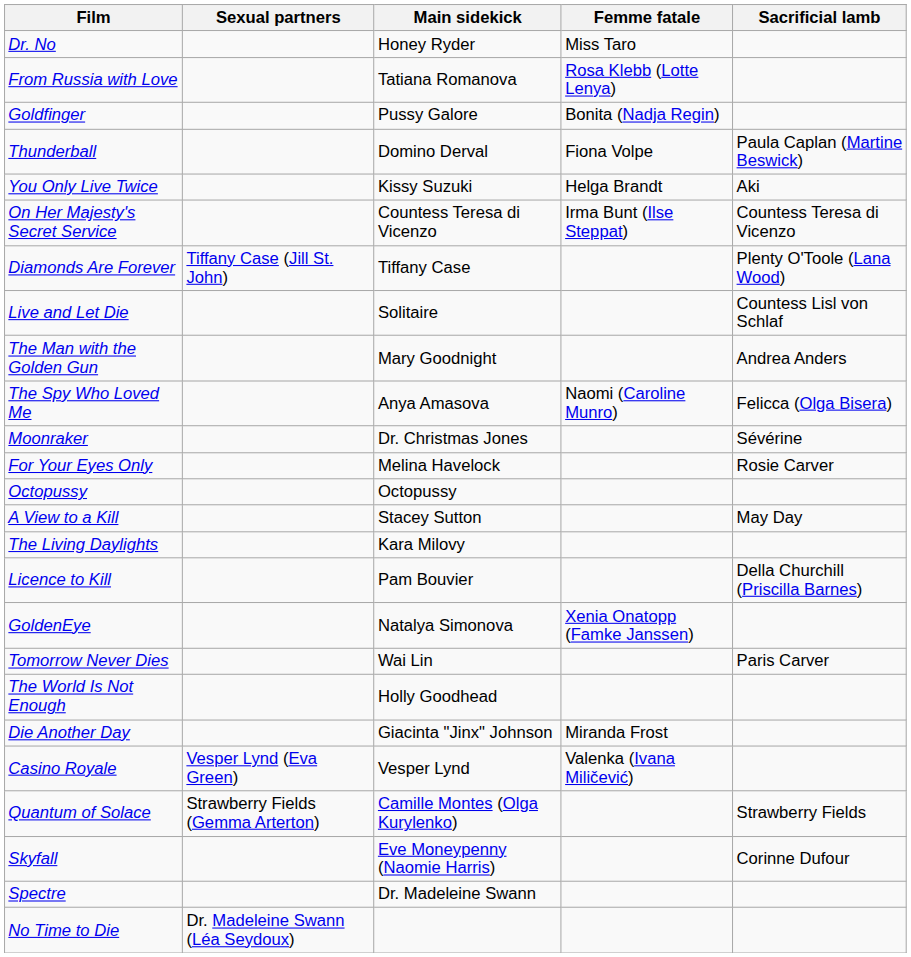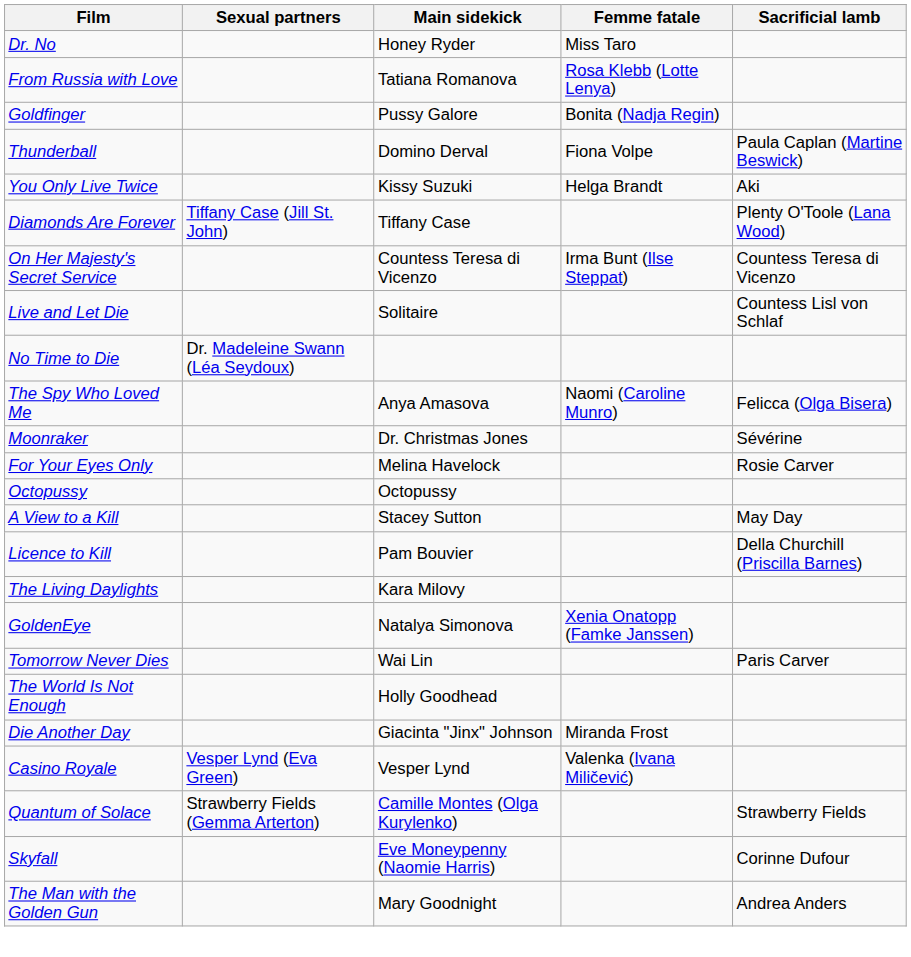rows swapped: (72, 222) <-> (92, 267)
rows swapped: (72, 358) <-> (64, 930)
rows swapped: (83, 544) <-> (60, 580)
- row: (37, 894)
